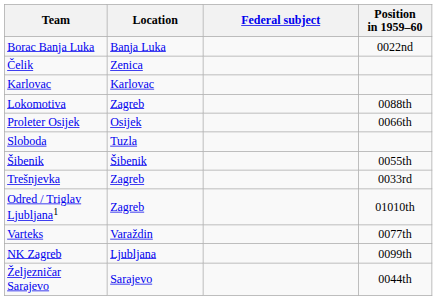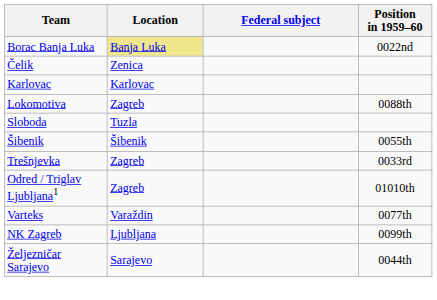(138, 46) no background -> (138, 46) khaki background
- row: (43, 122)
